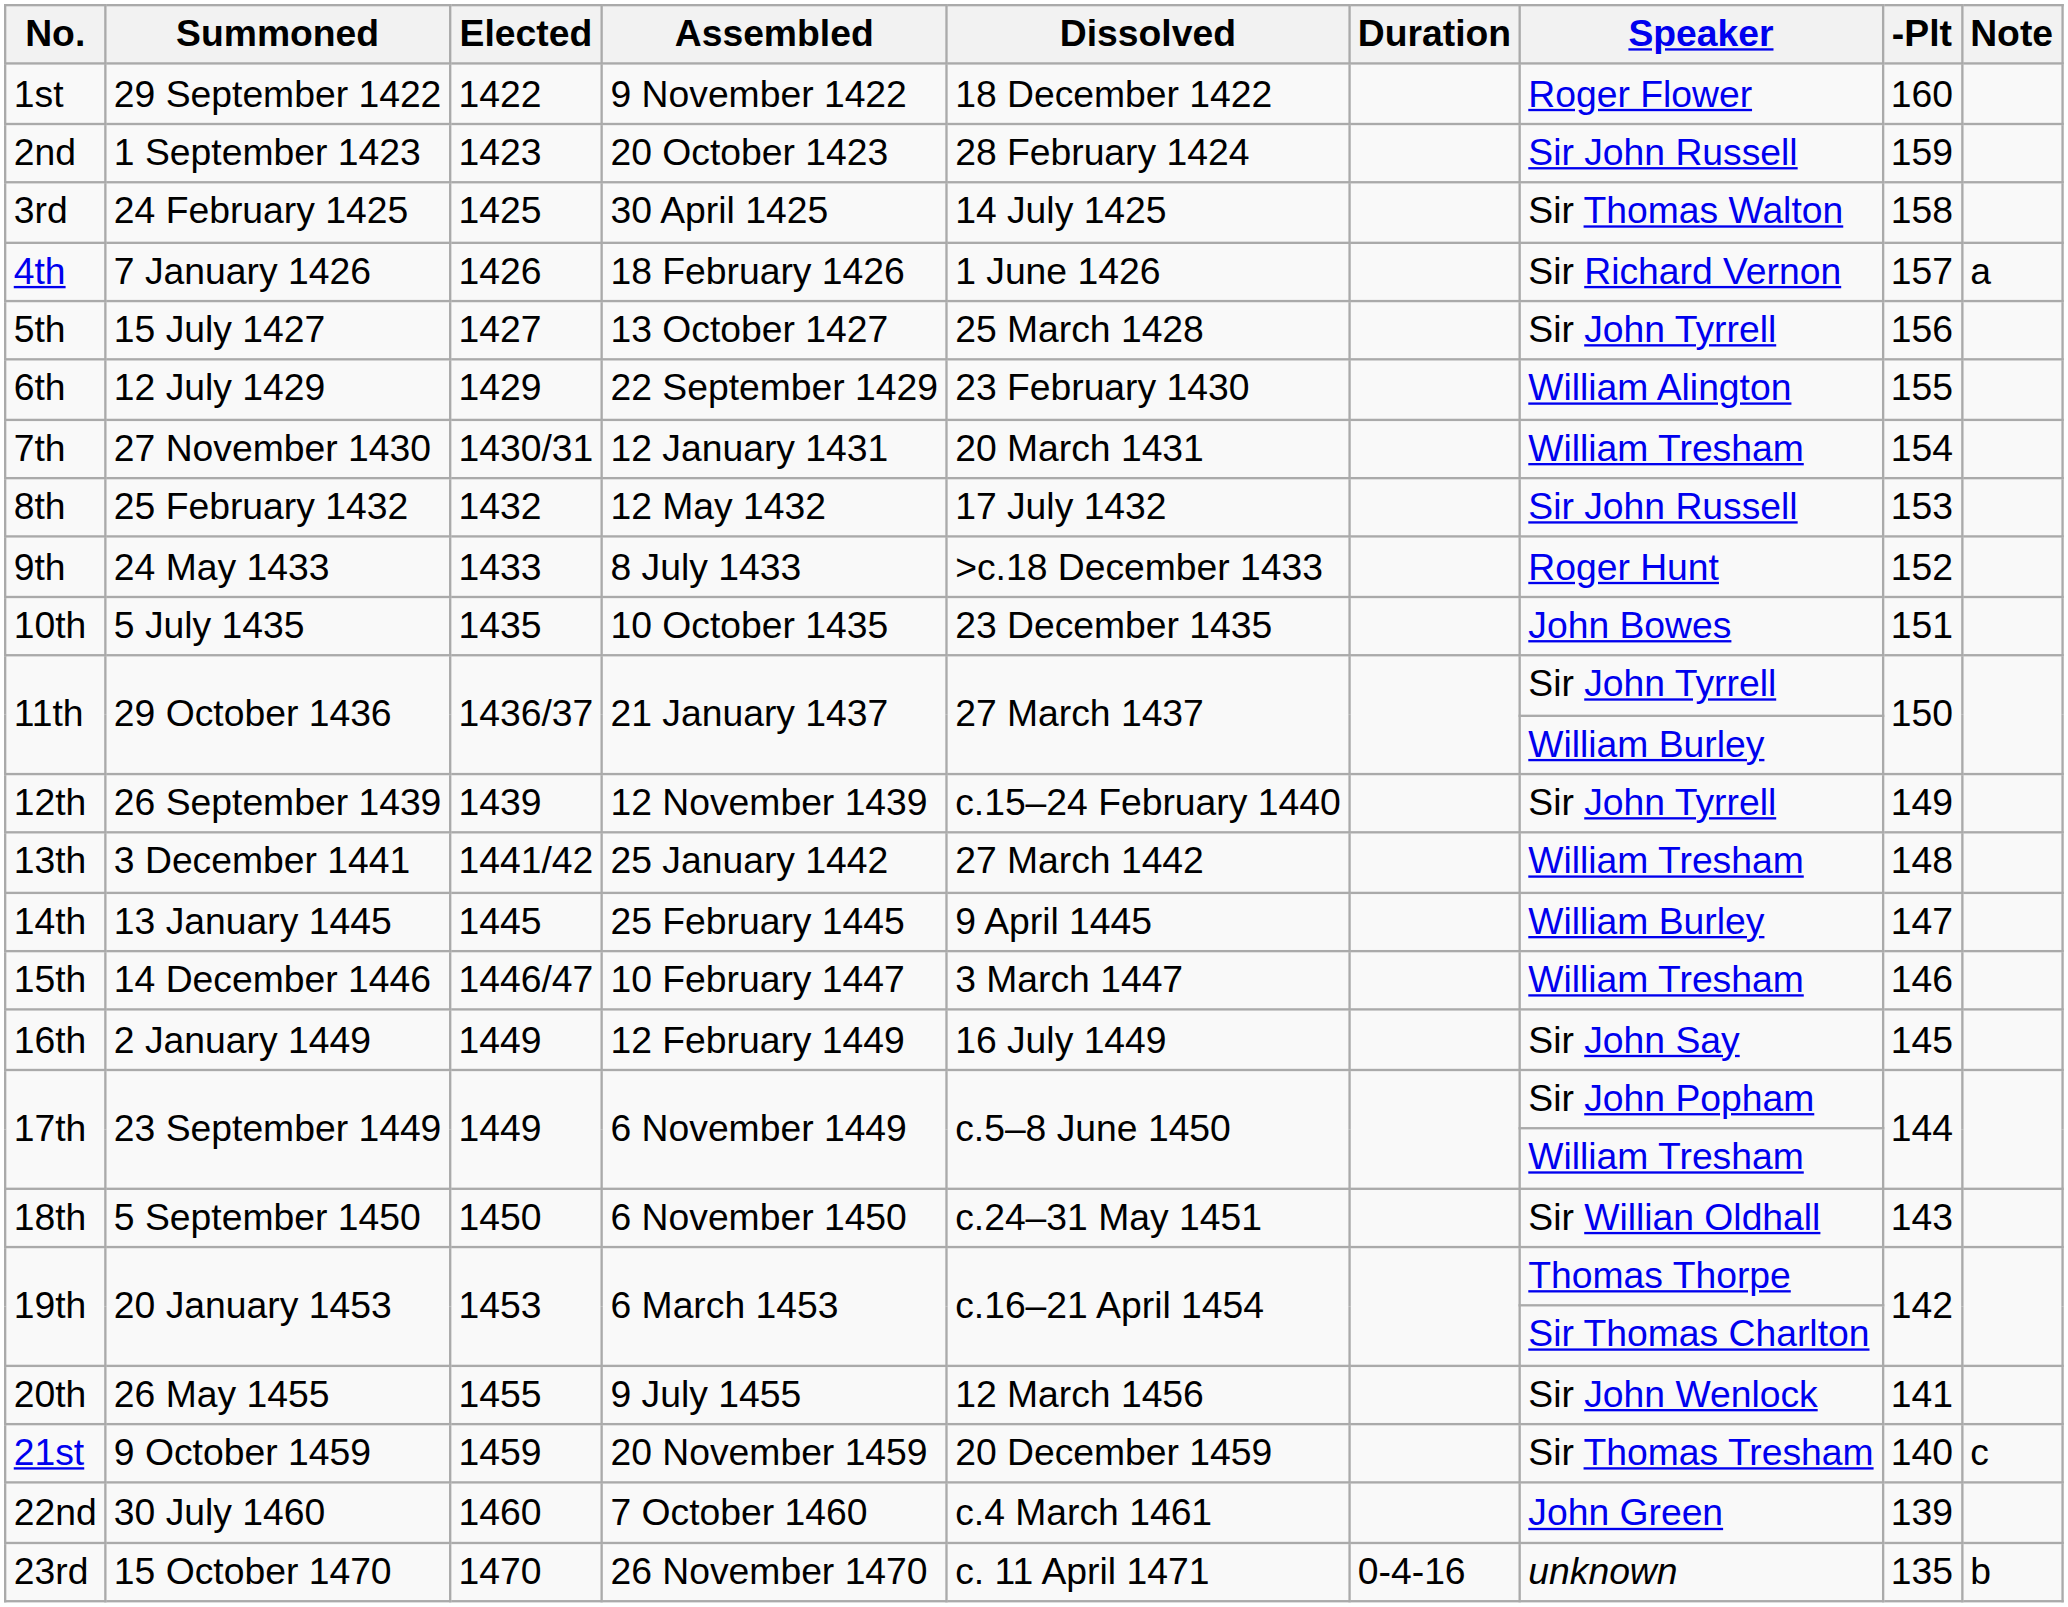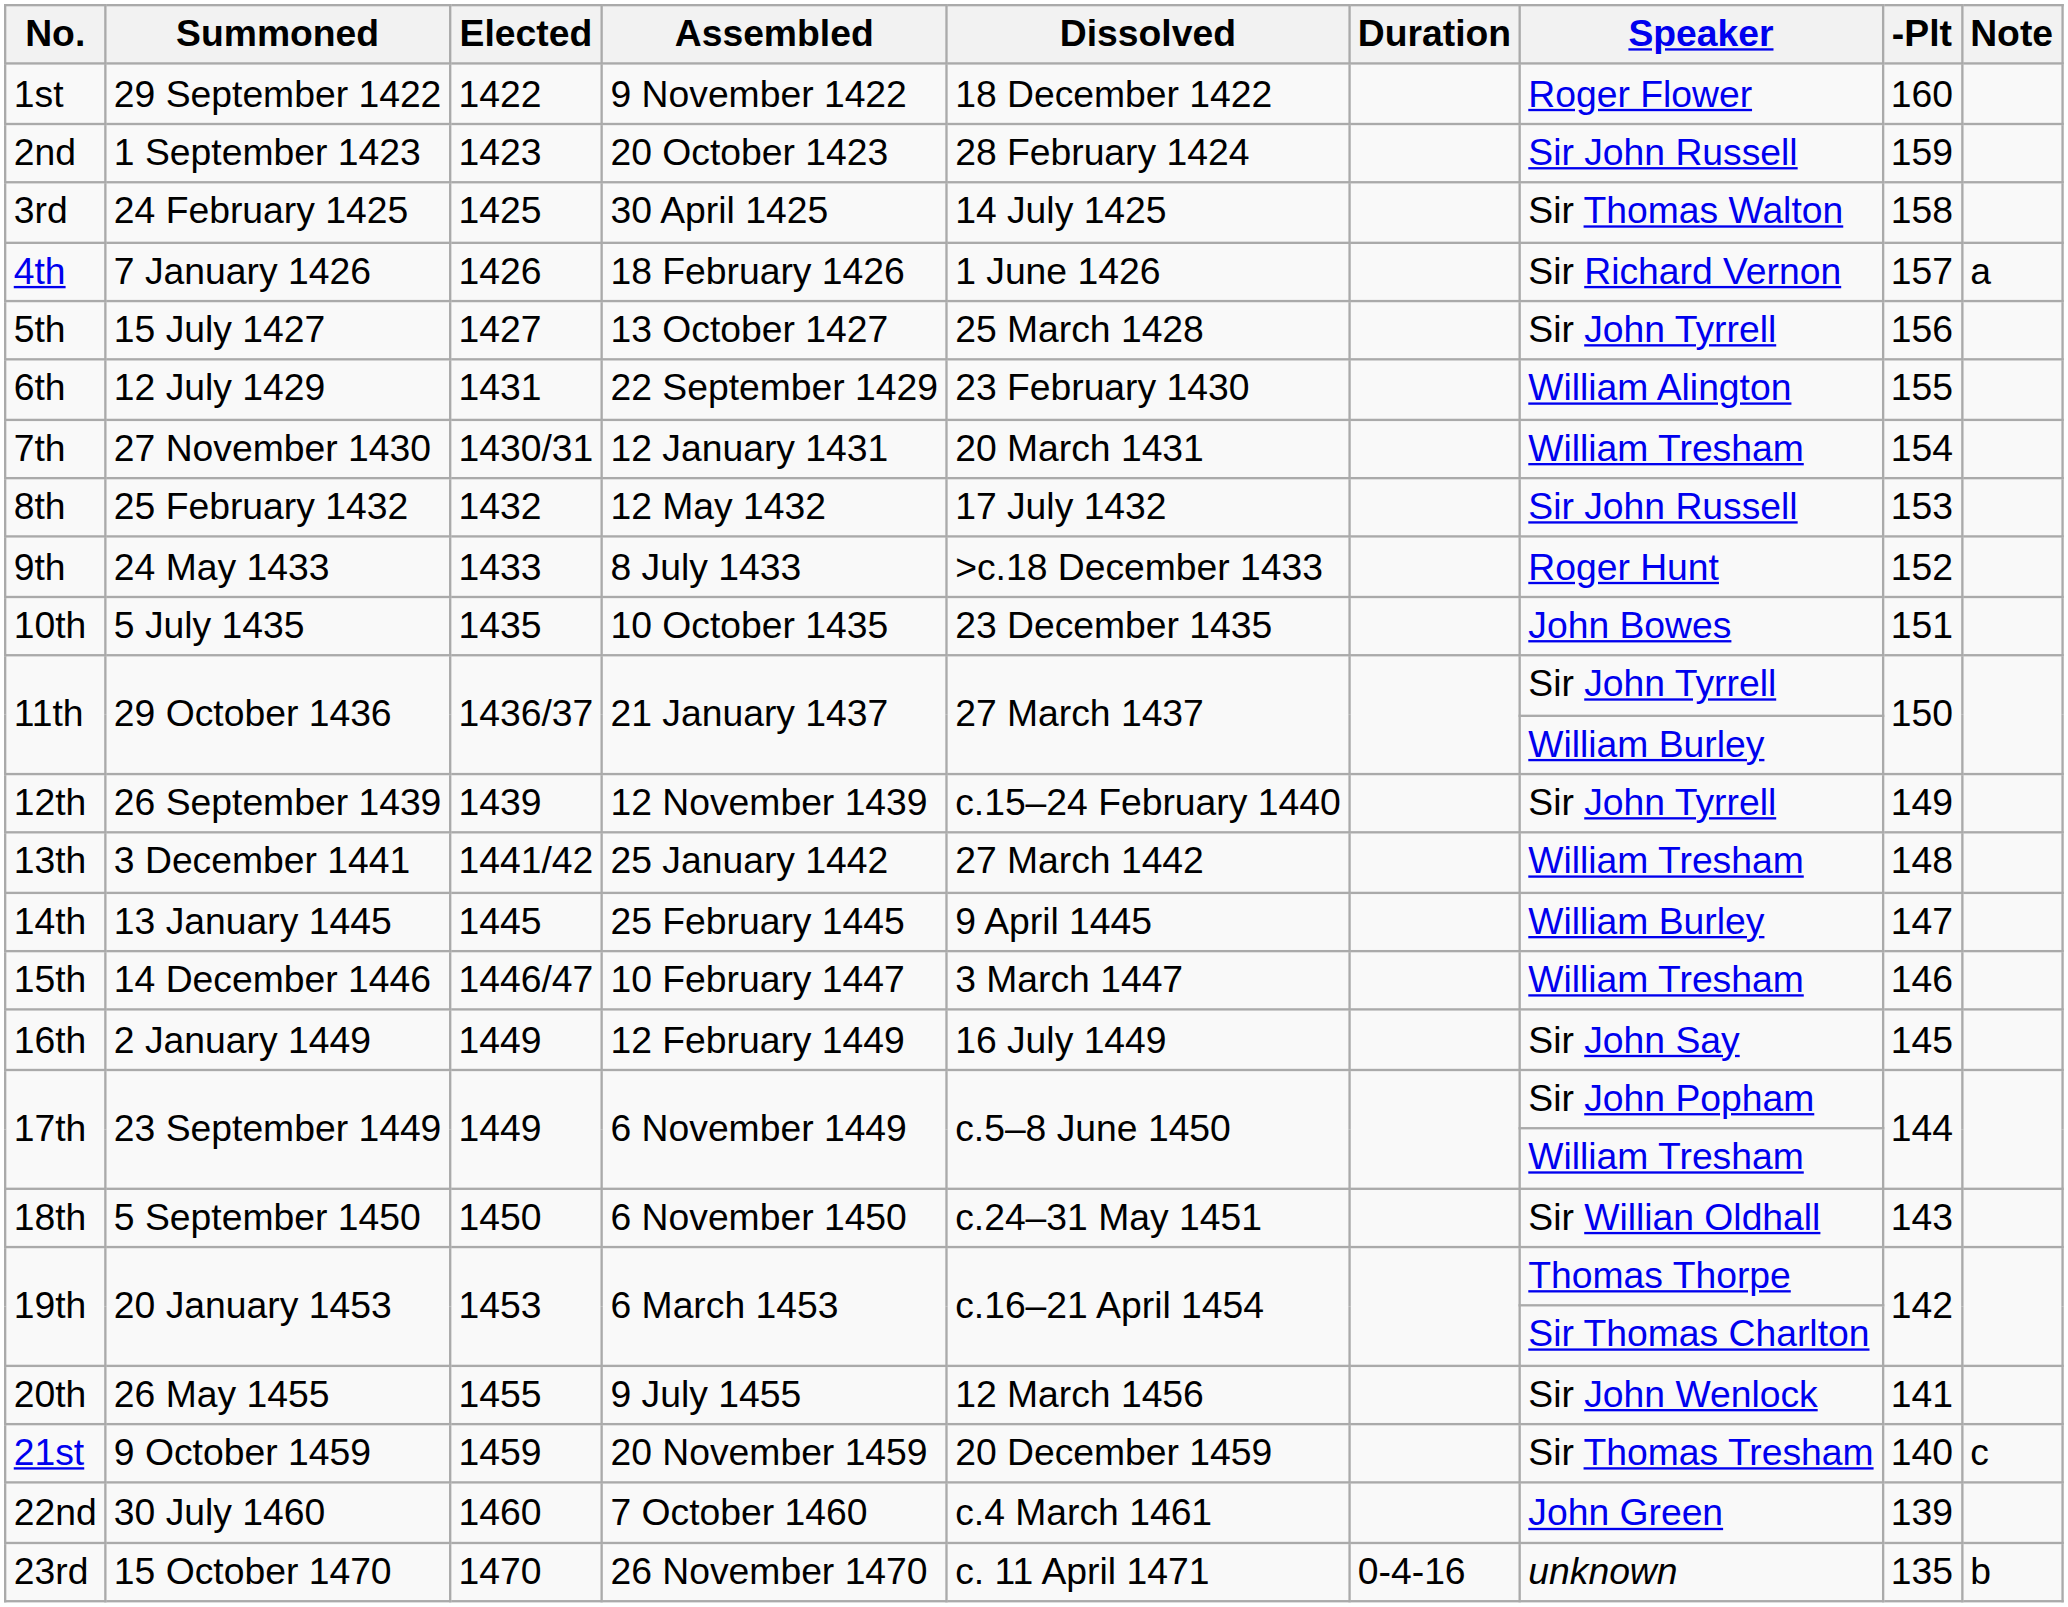(500, 388) 1429 -> (500, 388) 1431
